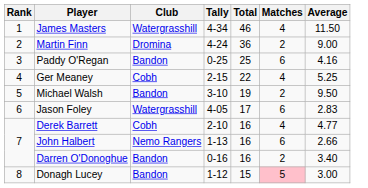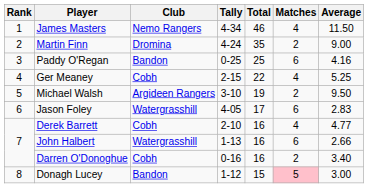(165, 28) Watergrasshill -> (167, 28) Nemo Rangers
(245, 45) 36 -> (259, 45) 35
(150, 93) Bandon -> (174, 93) Argideen Rangers
(167, 142) Nemo Rangers -> (165, 142) Watergrasshill
(150, 158) Bandon -> (145, 158) Cobh
